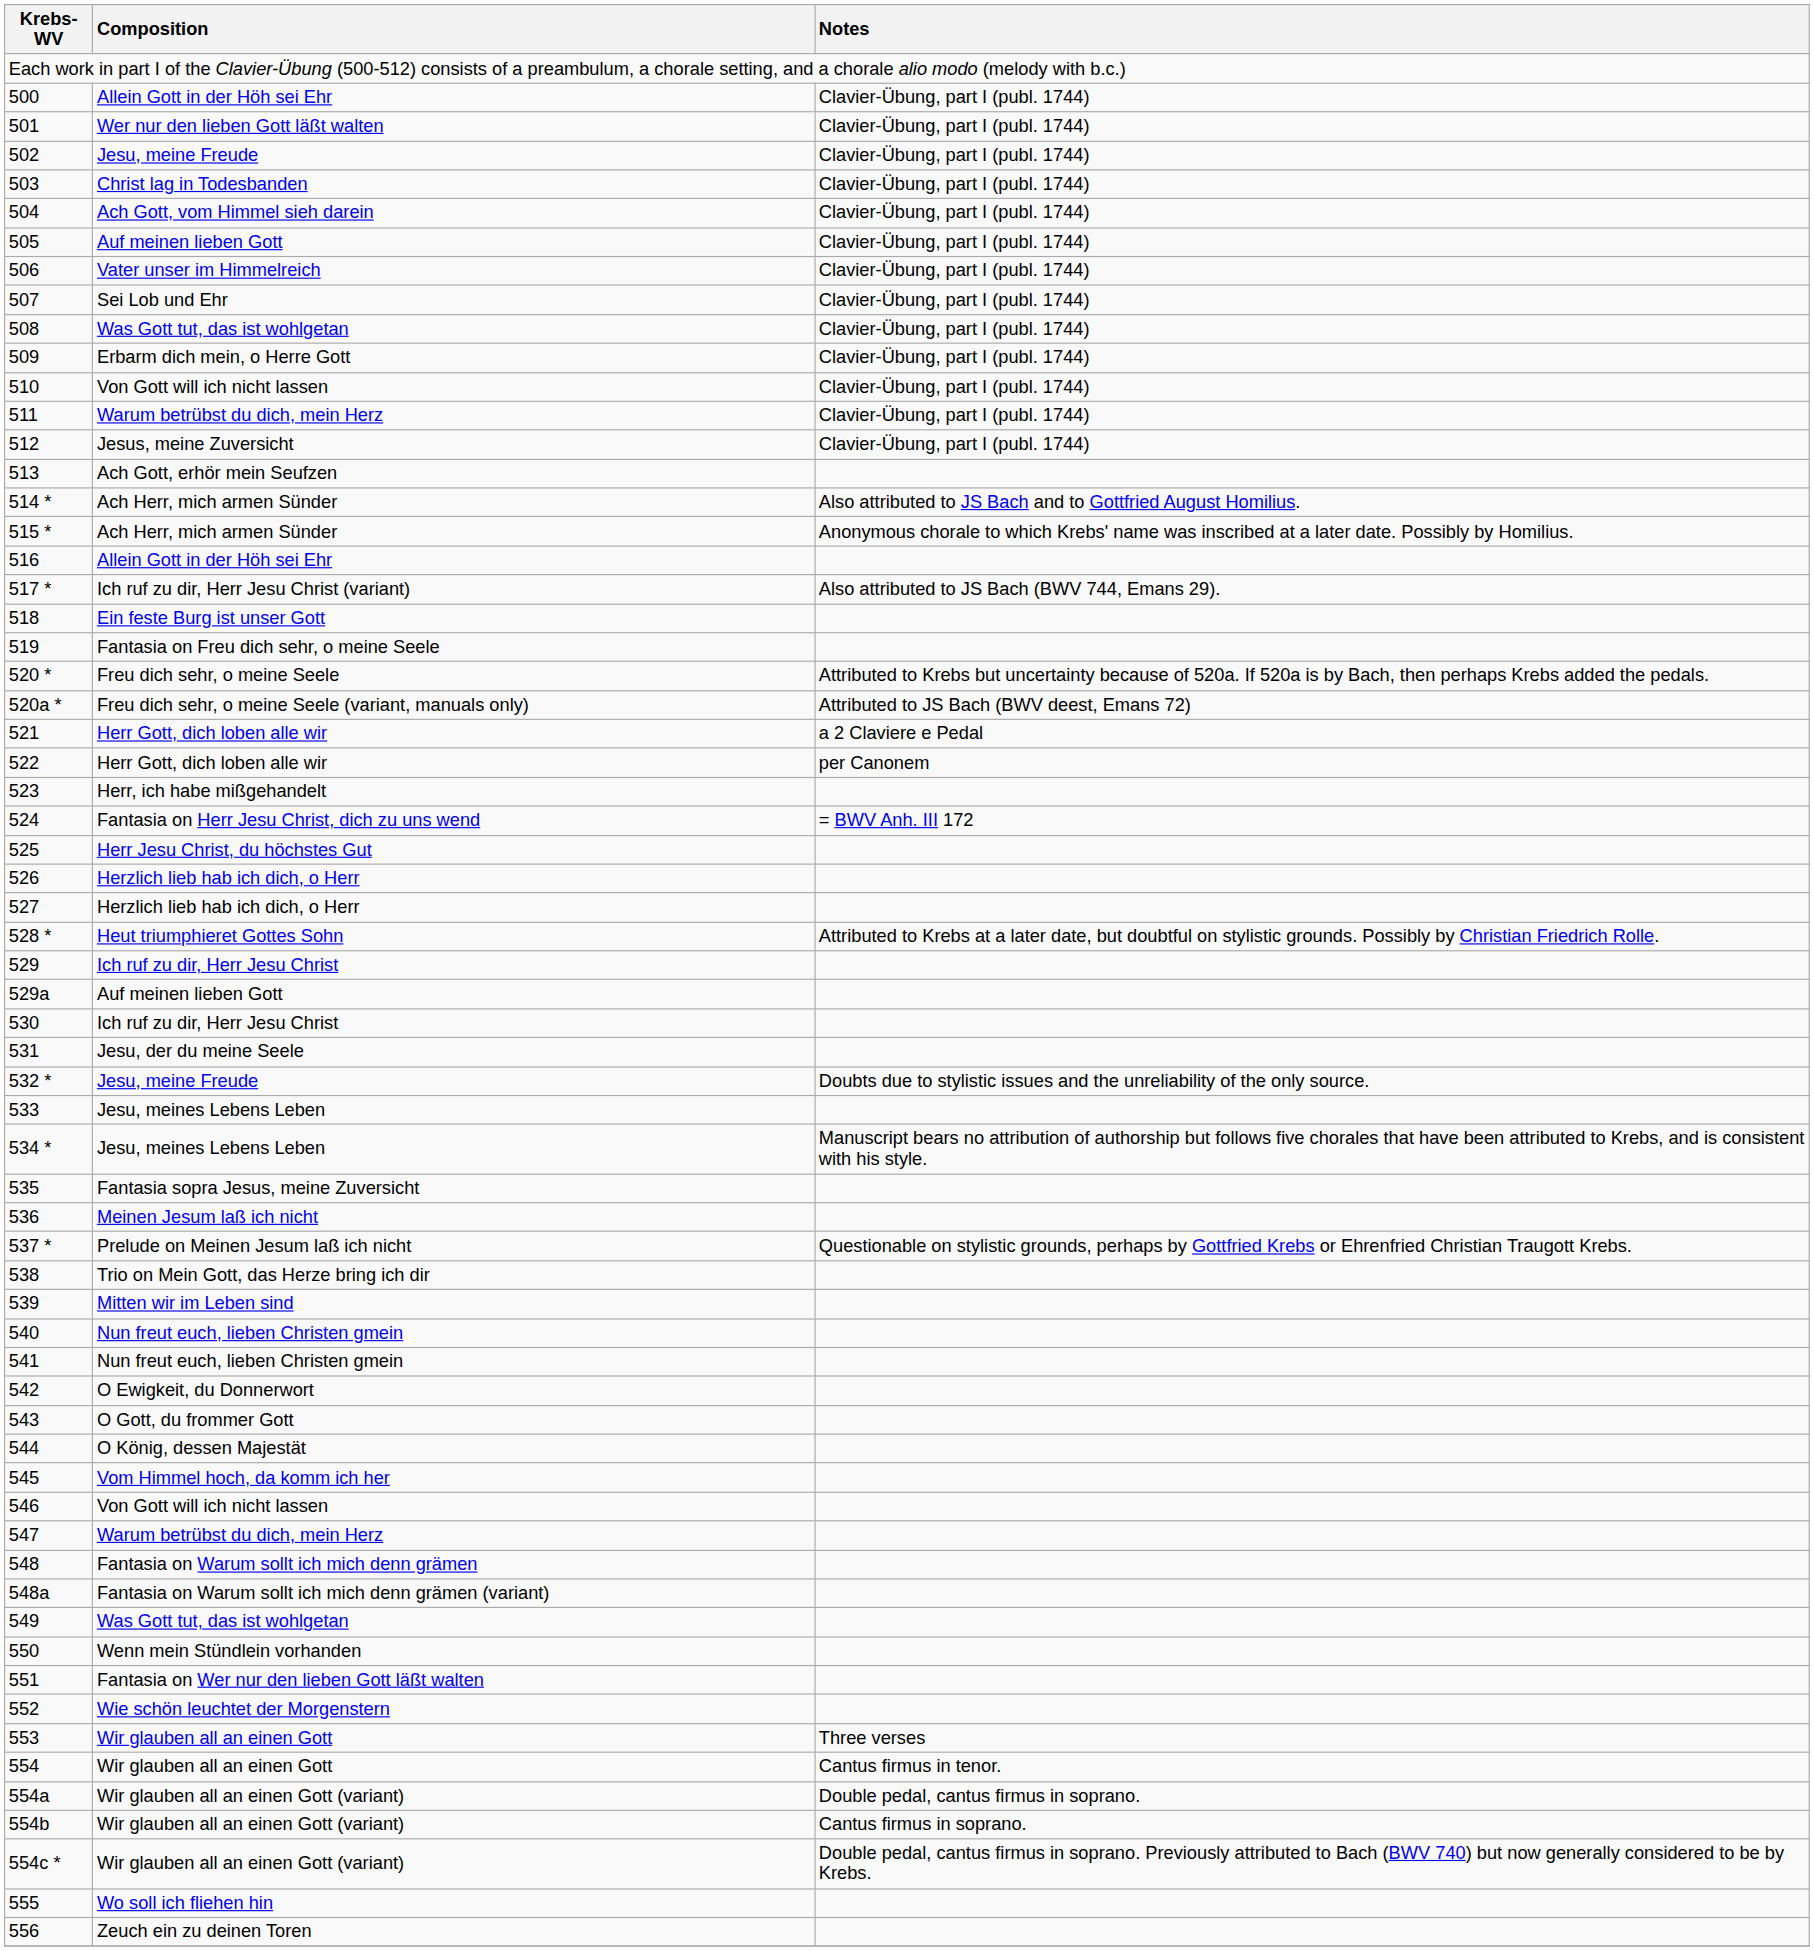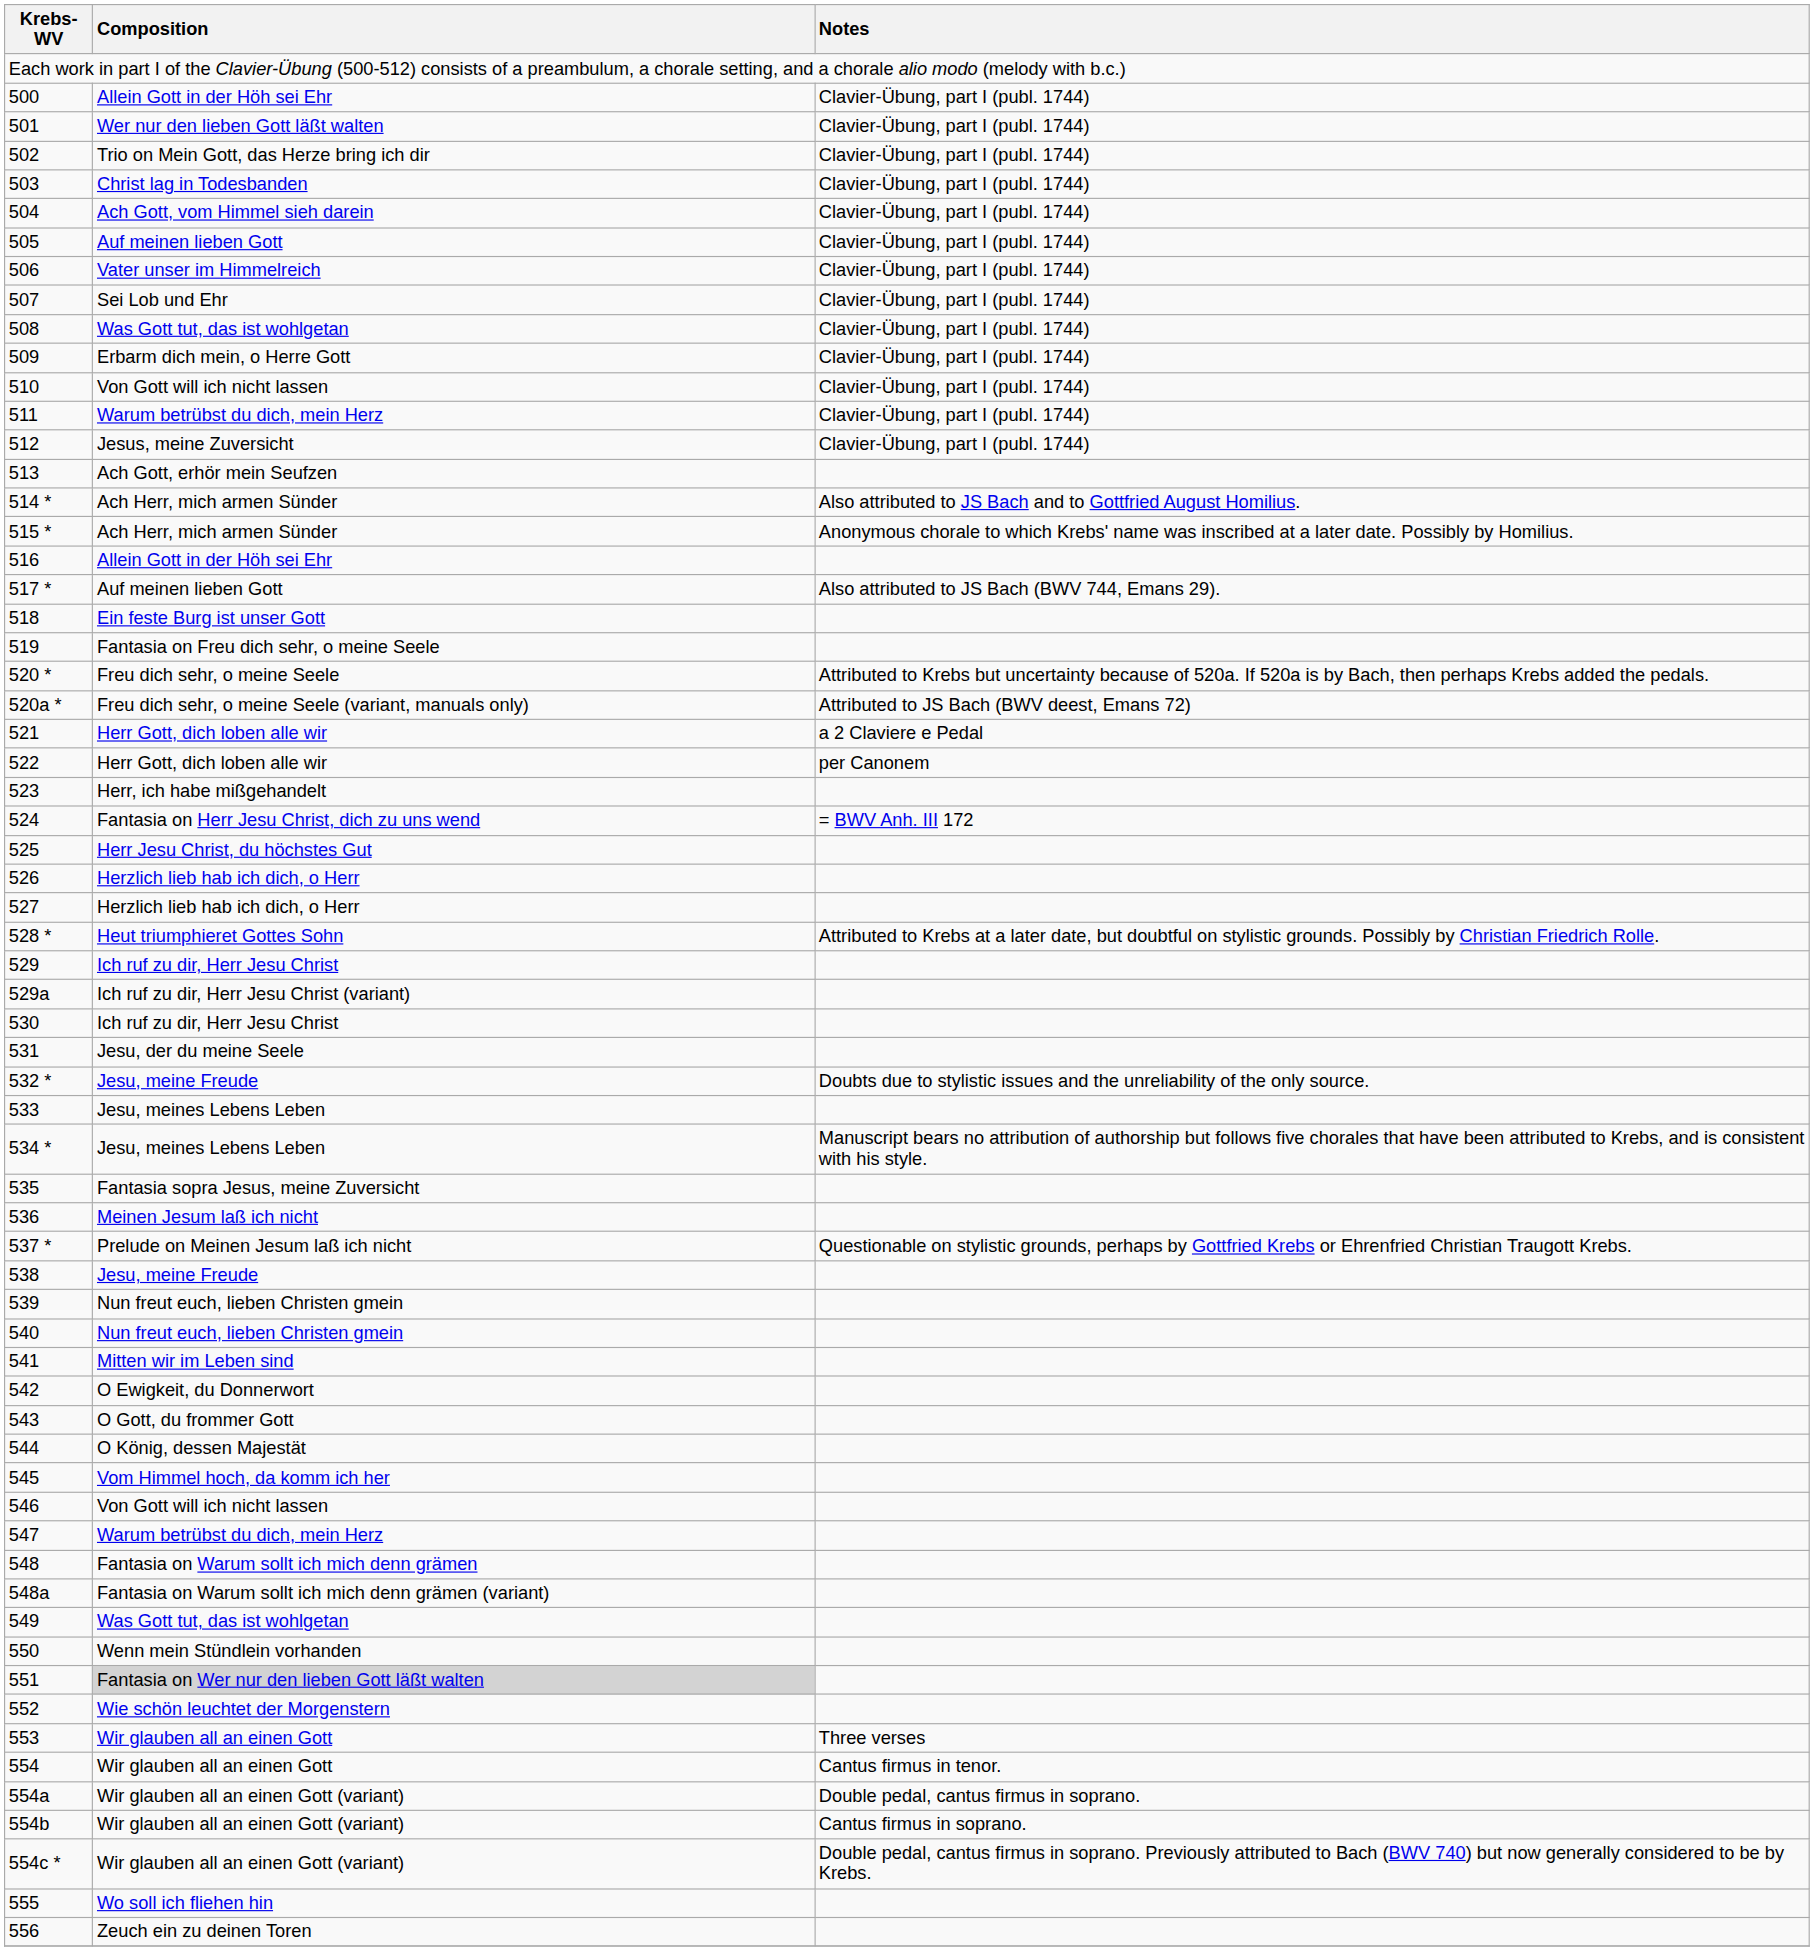(178, 155) Jesu, meine Freude -> (263, 155) Trio on Mein Gott, das Herze bring ich dir
(254, 589) Ich ruf zu dir, Herr Jesu Christ (variant) -> (190, 589) Auf meinen lieben Gott
(190, 994) Auf meinen lieben Gott -> (254, 994) Ich ruf zu dir, Herr Jesu Christ (variant)
(263, 1274) Trio on Mein Gott, das Herze bring ich dir -> (178, 1274) Jesu, meine Freude
(195, 1303) Mitten wir im Leben sind -> (250, 1303) Nun freut euch, lieben Christen gmein
(250, 1361) Nun freut euch, lieben Christen gmein -> (195, 1361) Mitten wir im Leben sind
(290, 1679) no background -> (290, 1679) lightgrey background
